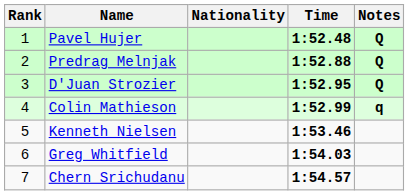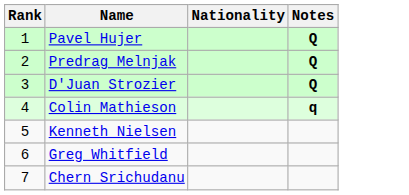- column: (322, 16)
